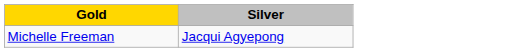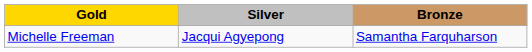+ column: (440, 15)
